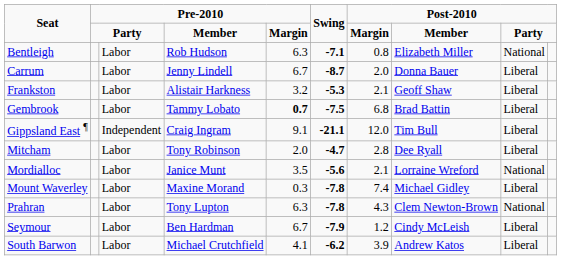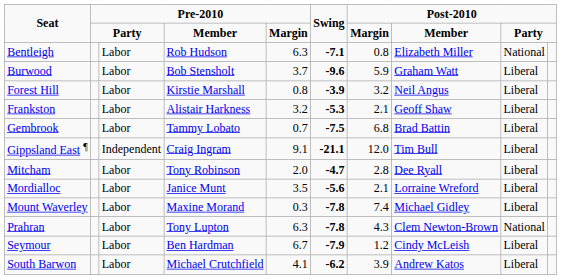+ row: (29, 71)
- row: (25, 71)
+ row: (33, 90)
(300, 109) bold -> (300, 128) normal
(524, 169) National -> (521, 188) Liberal
